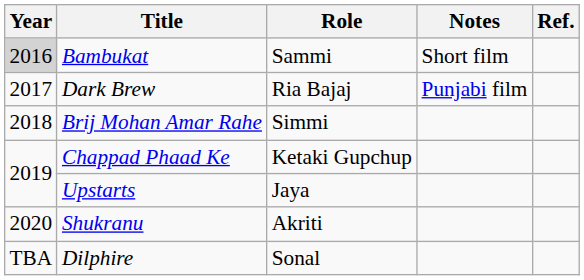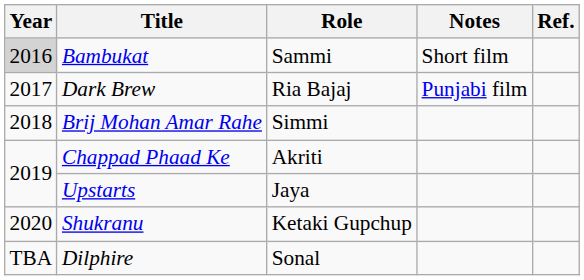(342, 156) Ketaki Gupchup -> (297, 156) Akriti
(297, 223) Akriti -> (342, 223) Ketaki Gupchup
